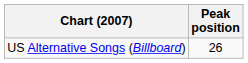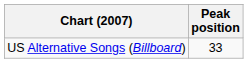(216, 48) 26 -> (216, 48) 33
